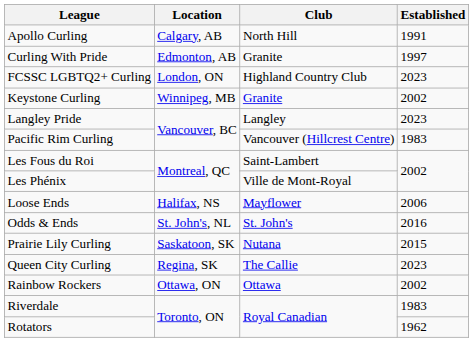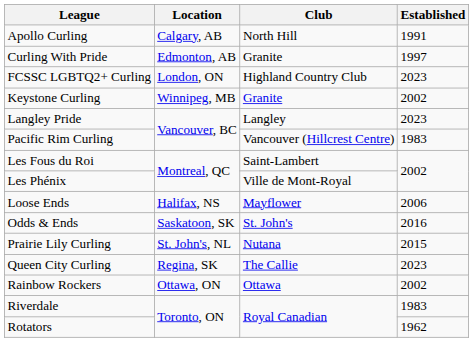(194, 222) St. John's, NL -> (196, 222) Saskatoon, SK
(196, 243) Saskatoon, SK -> (194, 243) St. John's, NL
